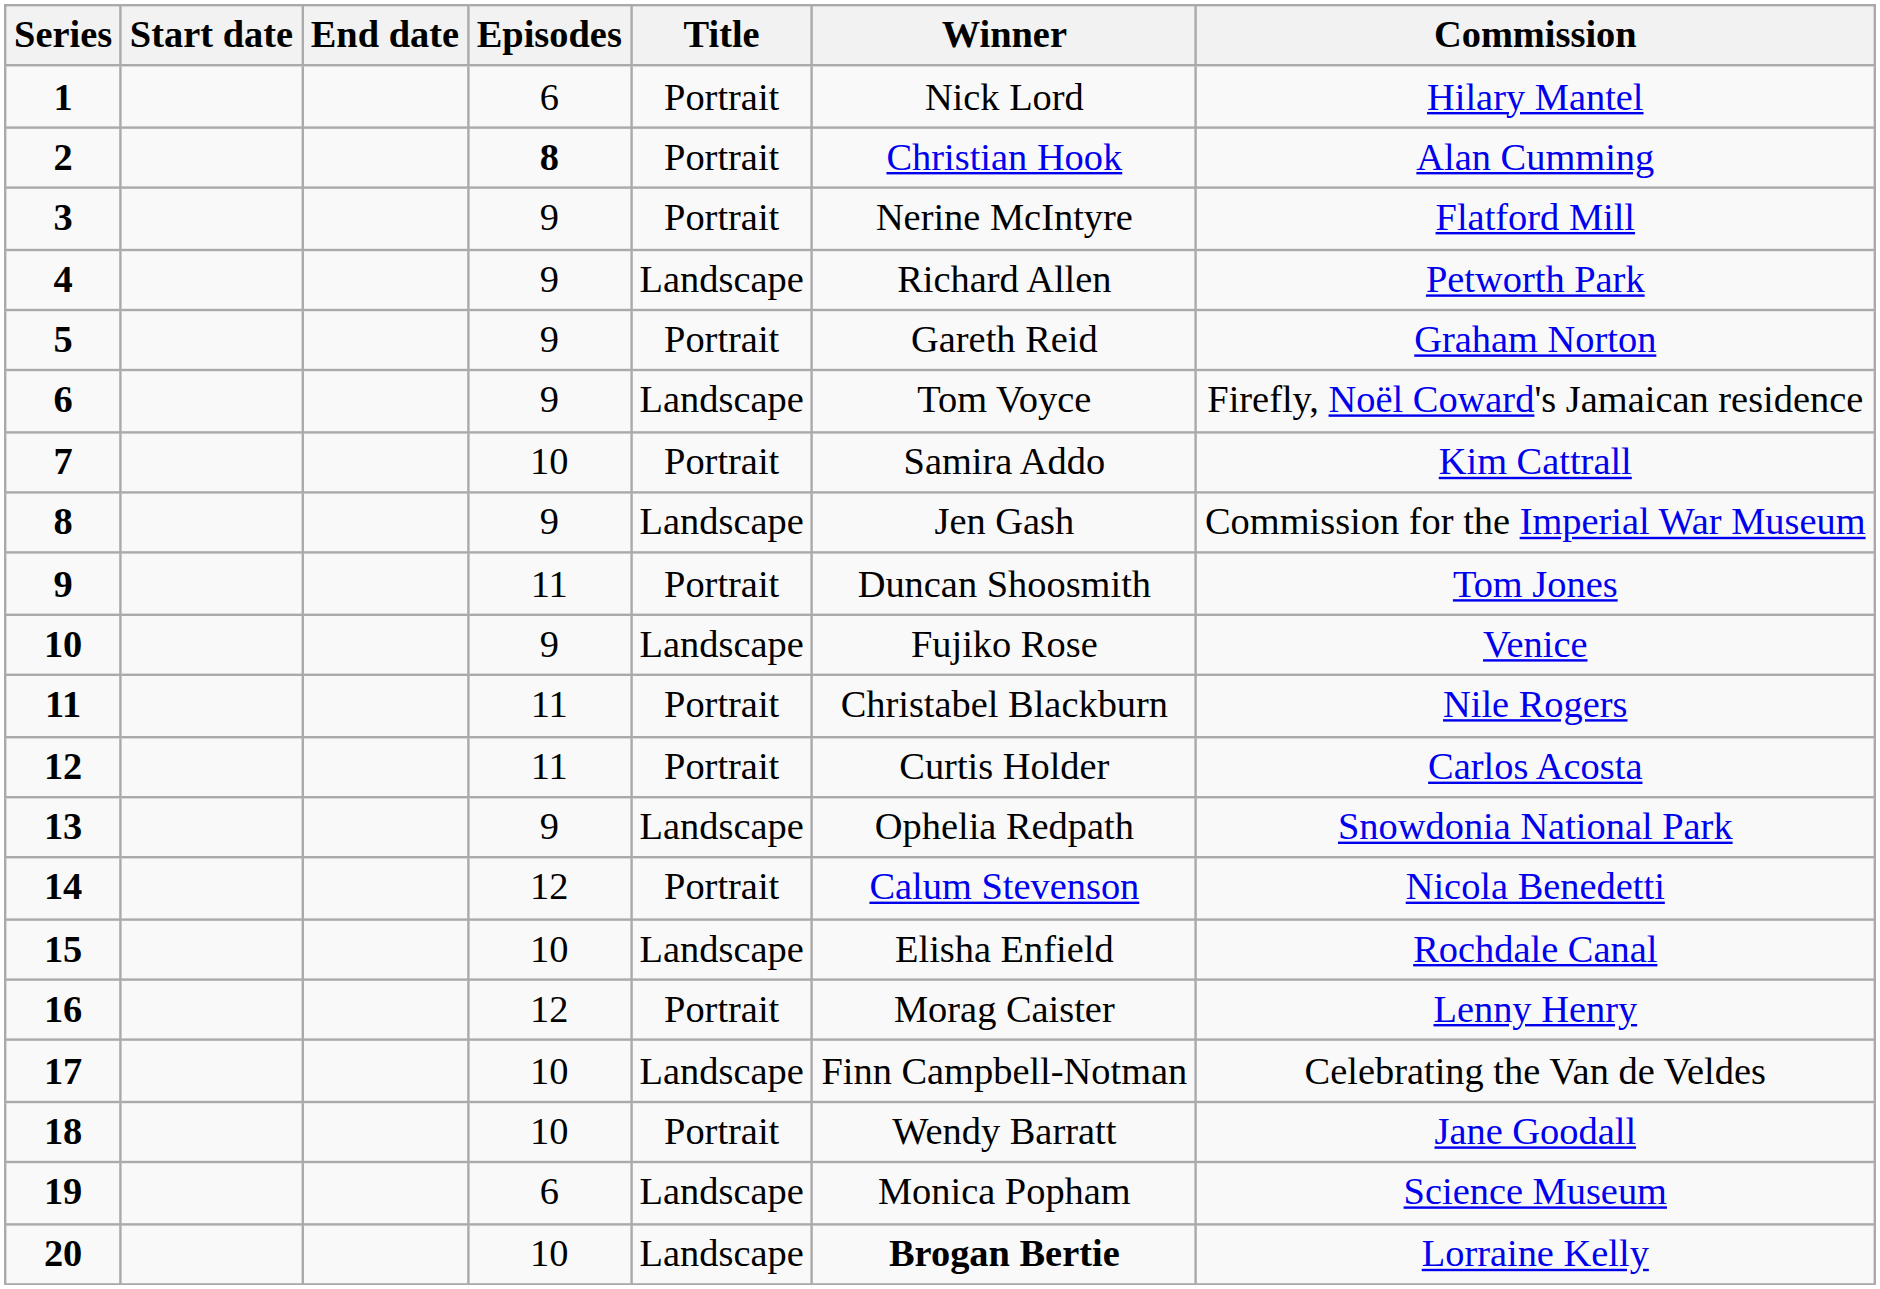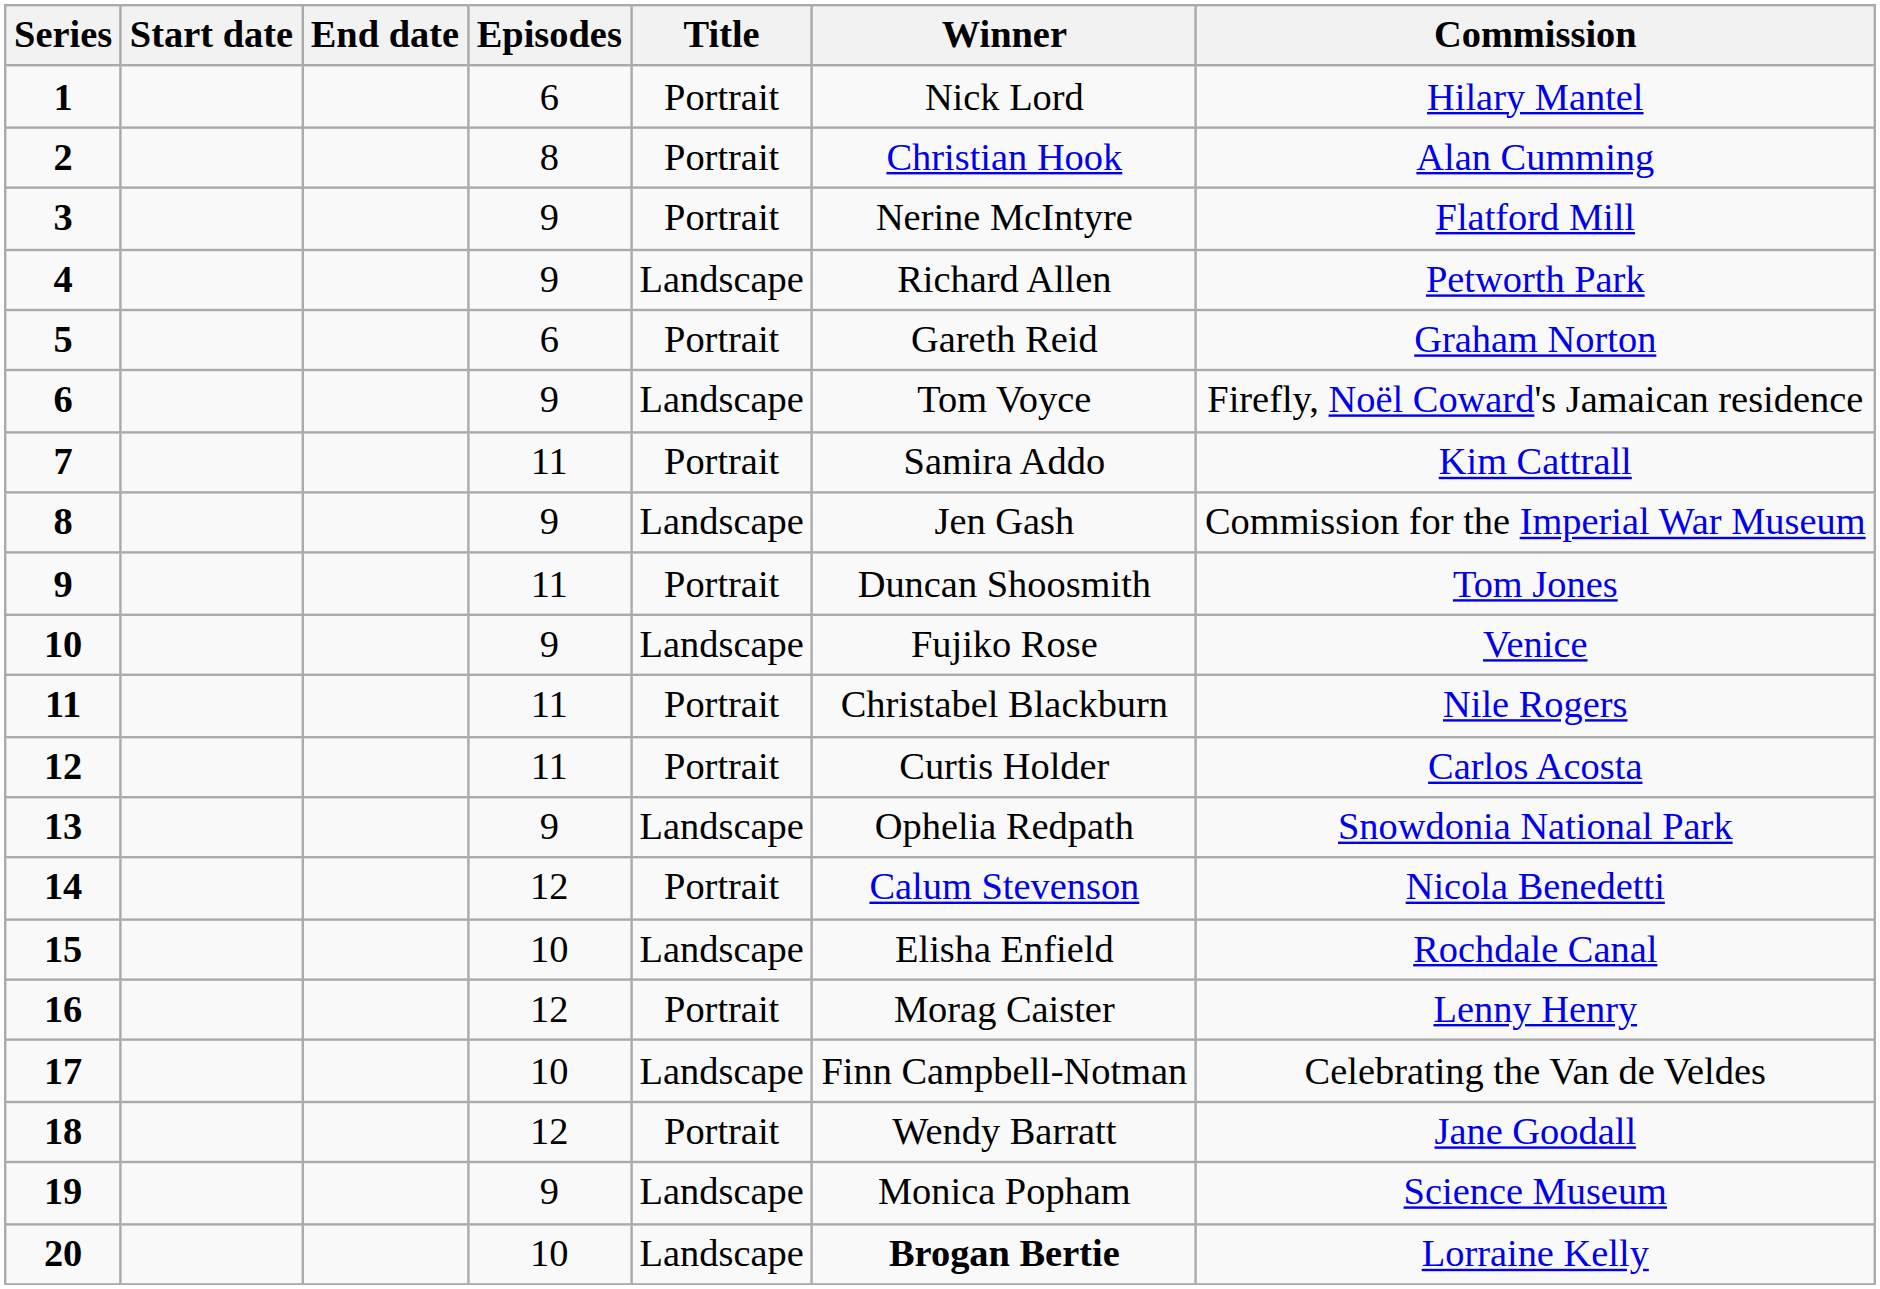(549, 156) bold -> (549, 156) normal
(549, 339) 9 -> (549, 339) 6
(549, 461) 10 -> (549, 461) 11
(549, 1131) 10 -> (549, 1131) 12
(549, 1192) 6 -> (549, 1192) 9
